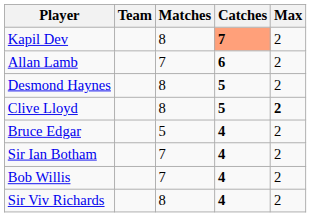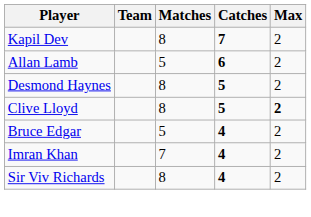(222, 39) lightsalmon background -> (222, 39) no background
(162, 62) 7 -> (162, 62) 5
- row: (52, 154)
+ row: (43, 154)
- row: (39, 177)
